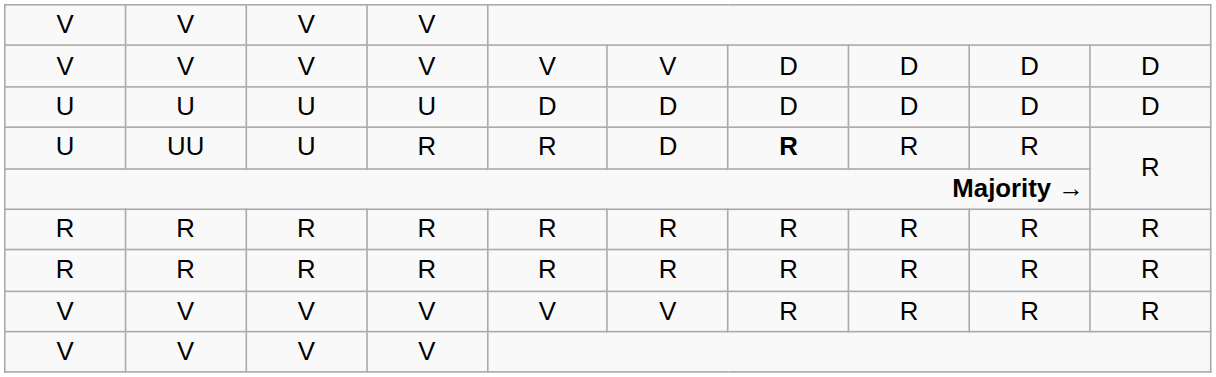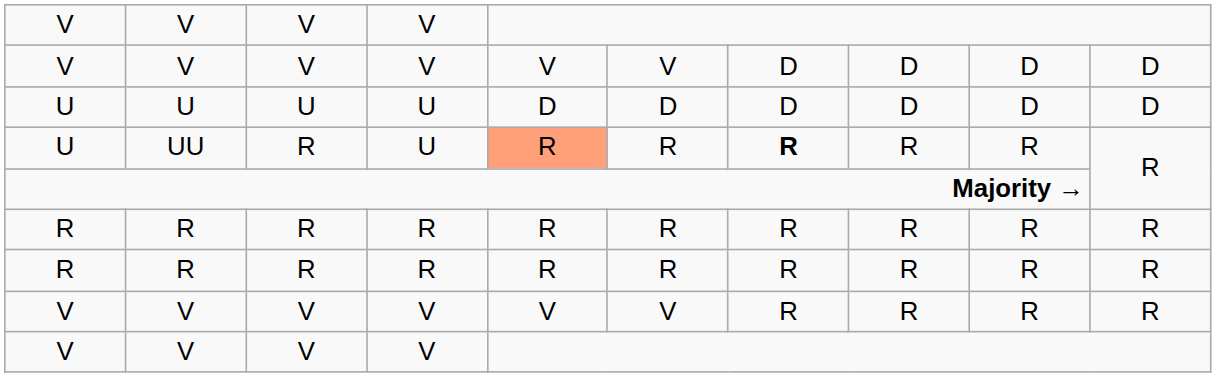(306, 147) U -> (306, 147) R
(427, 147) R -> (427, 147) U
(547, 147) no background -> (547, 147) lightsalmon background
(668, 147) D -> (668, 147) R
